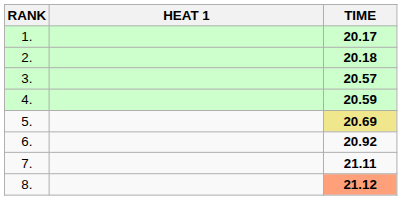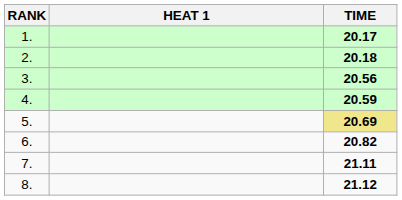(360, 79) 20.57 -> (360, 79) 20.56
(360, 142) 20.92 -> (360, 142) 20.82
(360, 185) lightsalmon background -> (360, 185) no background
